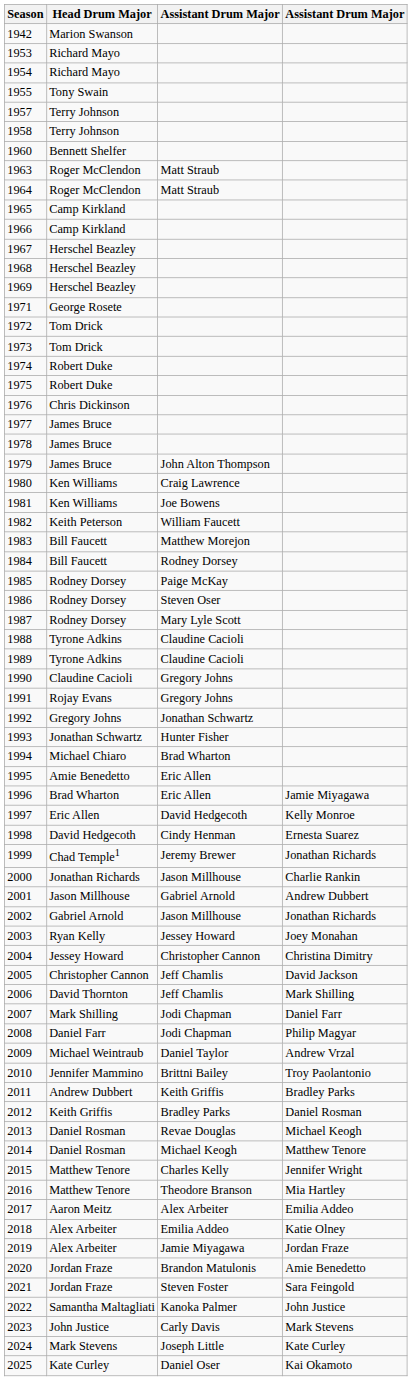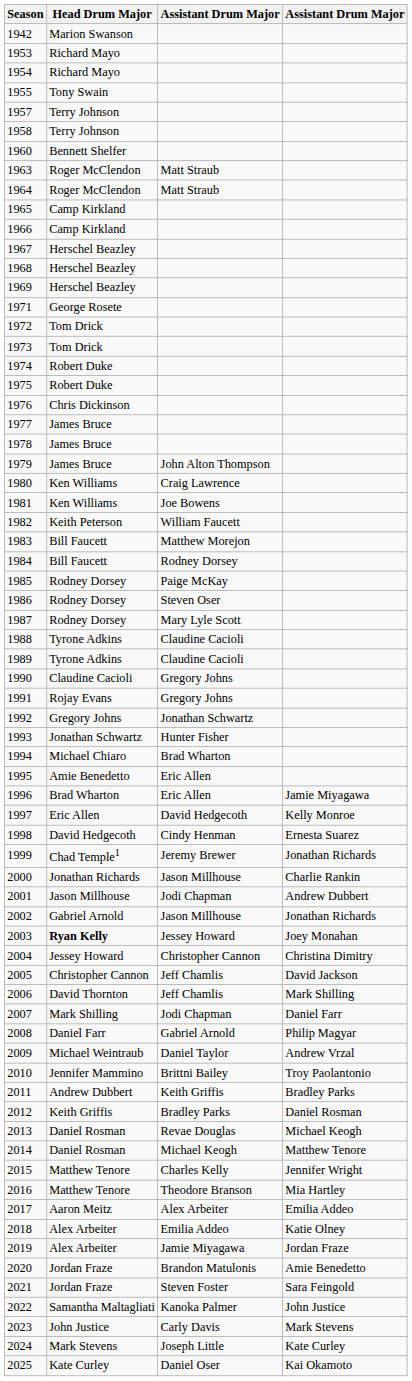(198, 896) Gabriel Arnold -> (196, 896) Jodi Chapman
(77, 935) normal -> (79, 935) bold
(196, 1033) Jodi Chapman -> (198, 1033) Gabriel Arnold
